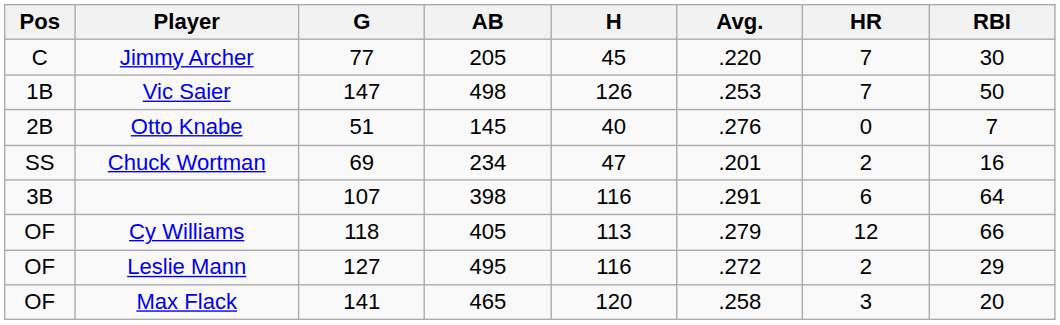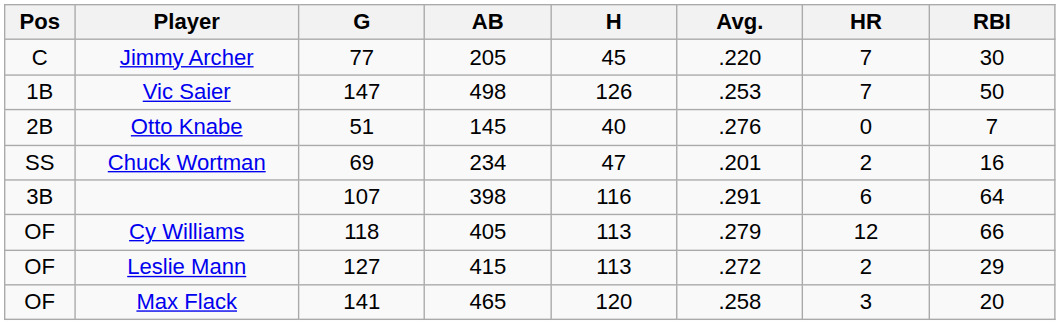(488, 267) 495 -> (488, 267) 415
(614, 267) 116 -> (614, 267) 113
